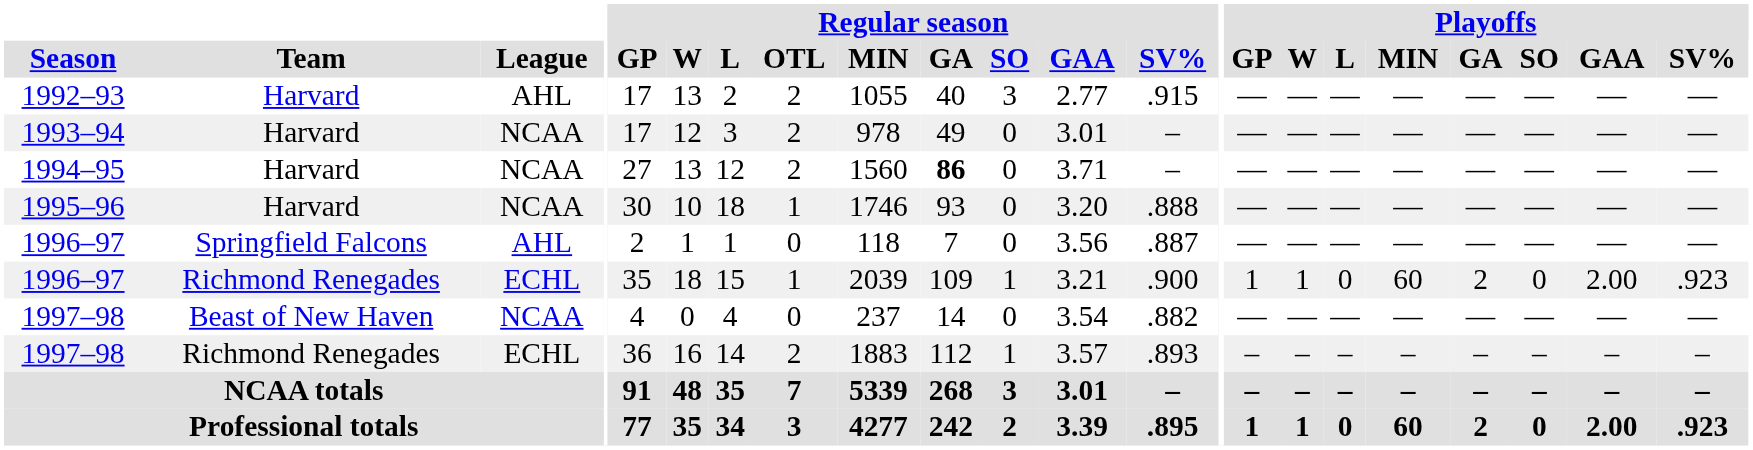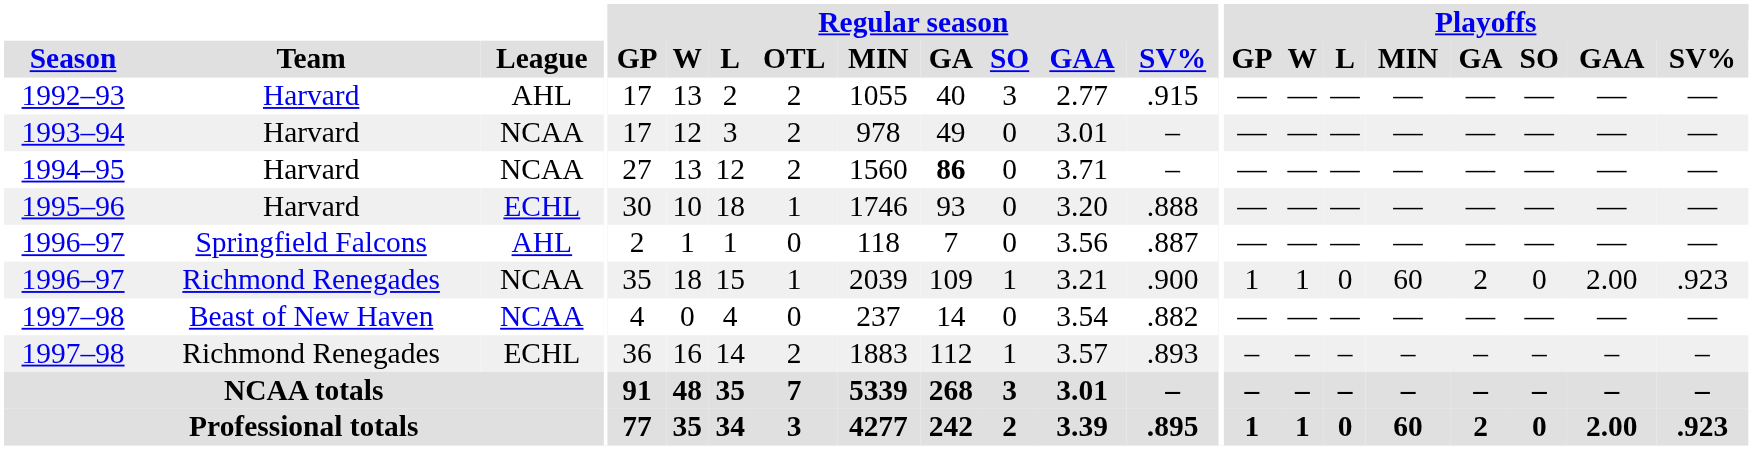(542, 205) NCAA -> (542, 205) ECHL
(542, 279) ECHL -> (542, 279) NCAA
